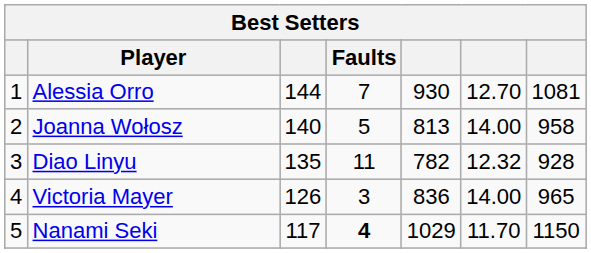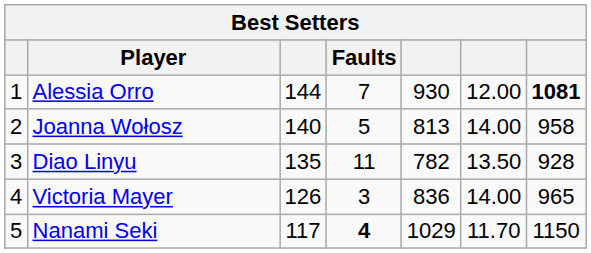(494, 92) 12.70 -> (494, 92) 12.00
(556, 92) normal -> (556, 92) bold
(494, 162) 12.32 -> (494, 162) 13.50
